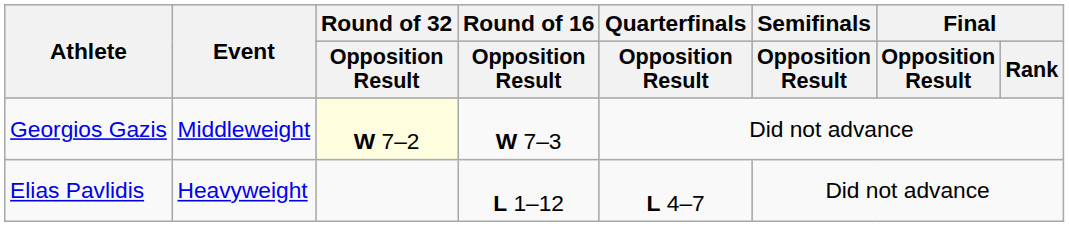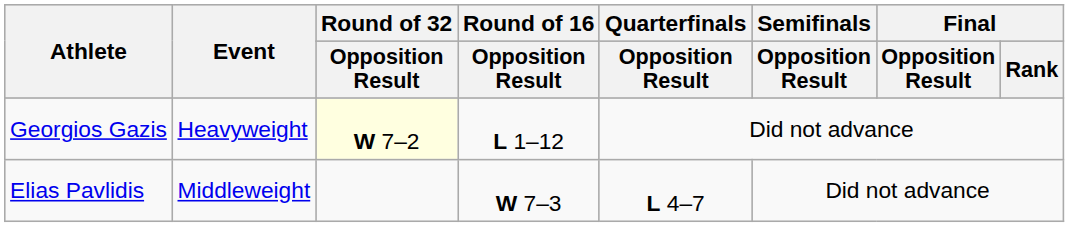(244, 129) Middleweight -> (243, 129) Heavyweight
(529, 142) W 7–3 -> (529, 142) L 1–12
(243, 191) Heavyweight -> (244, 191) Middleweight
(529, 203) L 1–12 -> (529, 203) W 7–3
